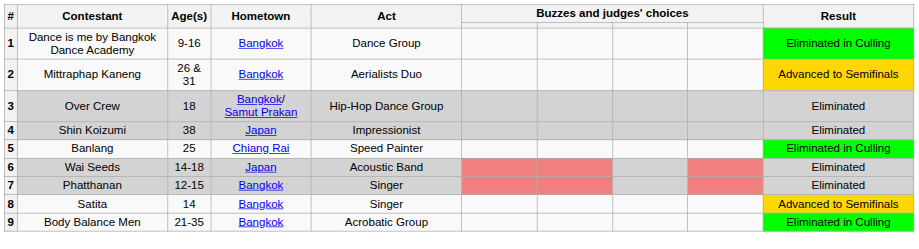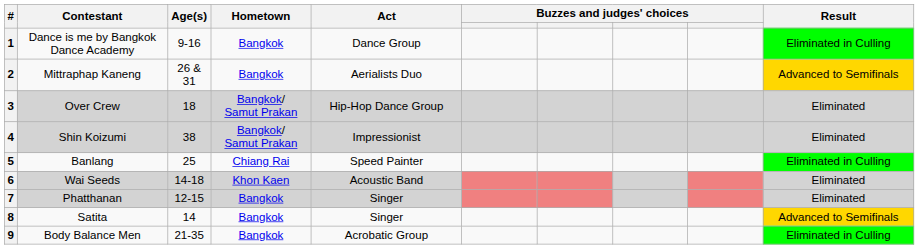(261, 130) Japan -> (261, 137) Bangkok/ Samut Prakan
(261, 167) Japan -> (261, 180) Khon Kaen
